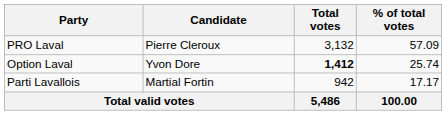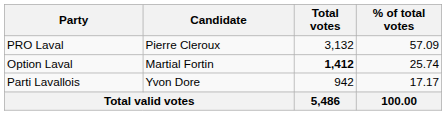(173, 63) Yvon Dore -> (180, 63) Martial Fortin
(180, 82) Martial Fortin -> (173, 82) Yvon Dore
